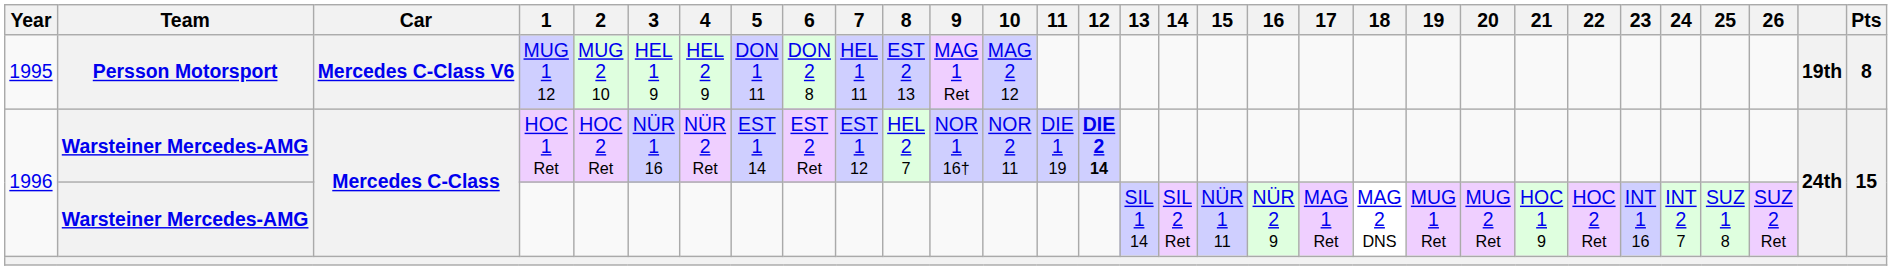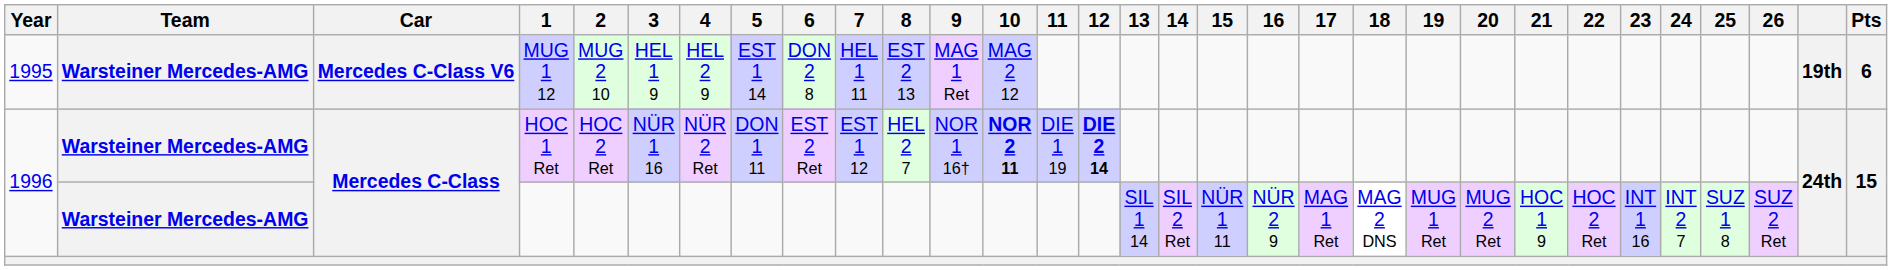(185, 72) Persson Motorsport -> (185, 72) Warsteiner Mercedes-AMG
(757, 71) DON 1 11 -> (757, 71) EST 1 14
(1866, 72) 8 -> (1866, 72) 6
(757, 145) EST 1 14 -> (757, 145) DON 1 11
(1010, 145) normal -> (1010, 145) bold
